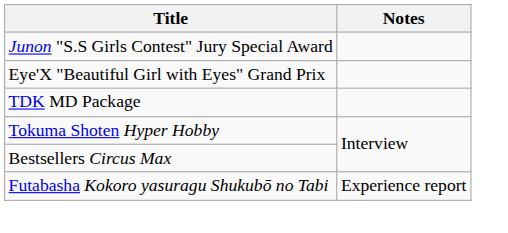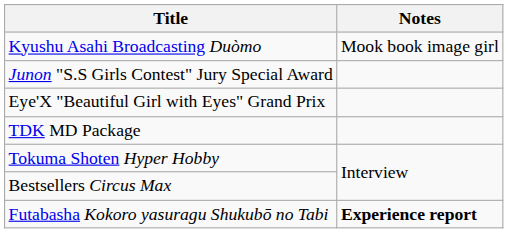+ row: (135, 46)
(404, 185) normal -> (409, 213) bold
